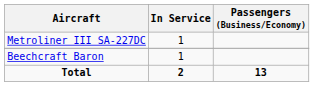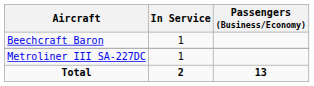rows swapped: (77, 40) <-> (55, 57)
